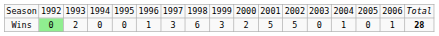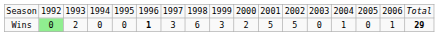(149, 25) normal -> (149, 25) bold
(419, 25) 28 -> (419, 25) 29
